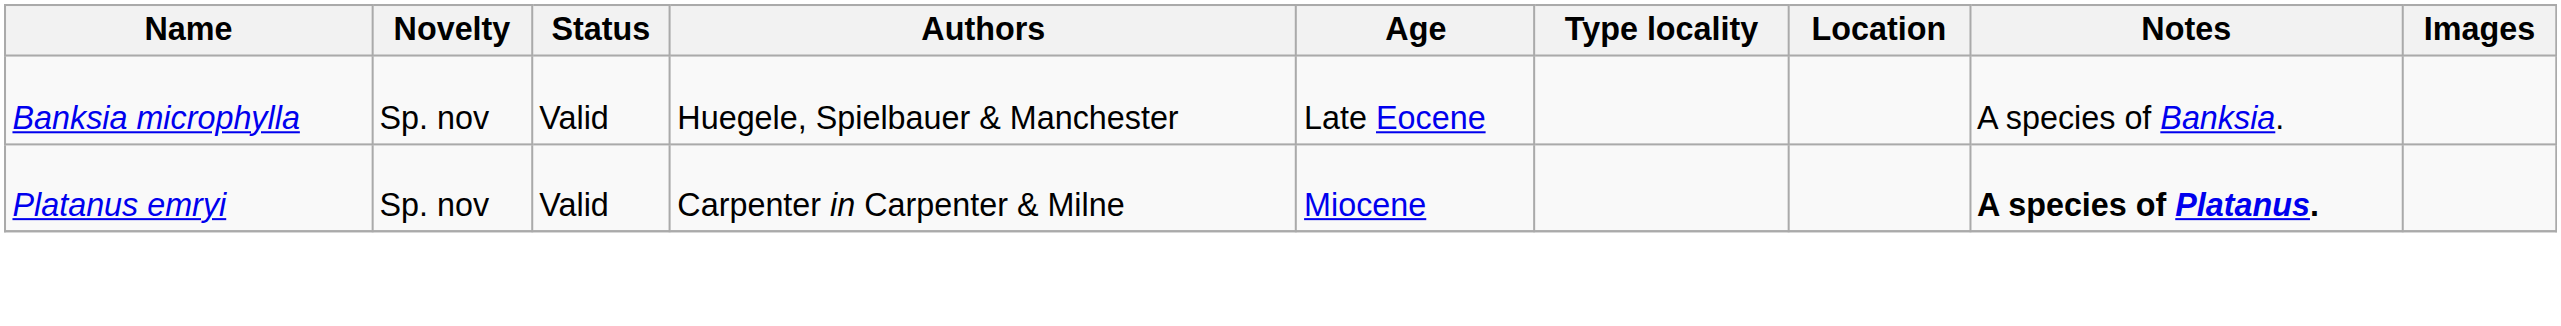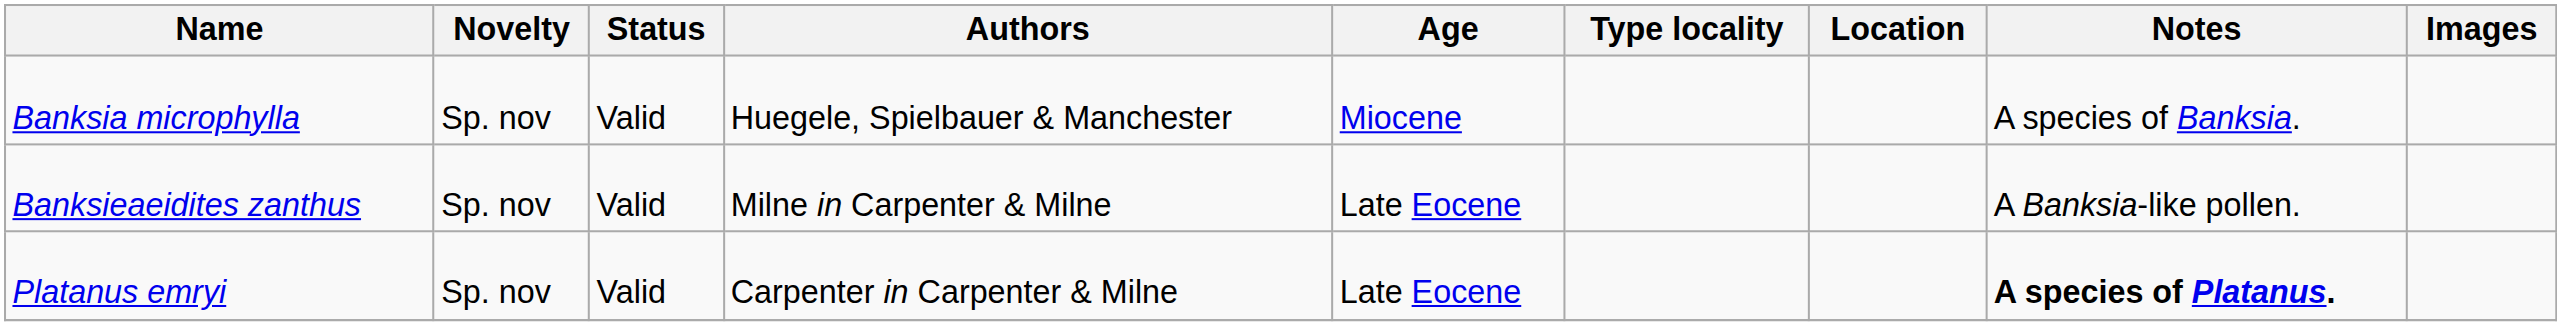(1395, 117) Late Eocene -> (1401, 117) Miocene
+ row: (187, 205)
(1365, 205) Miocene -> (1430, 292) Late Eocene
